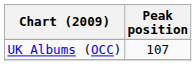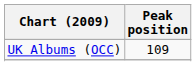(158, 50) 107 -> (158, 50) 109
